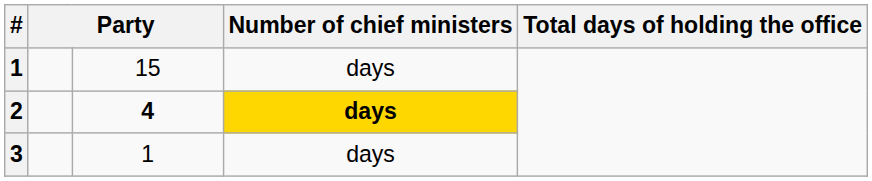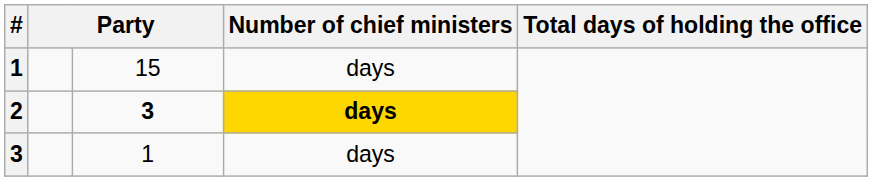(148, 111) 4 -> (148, 111) 3
